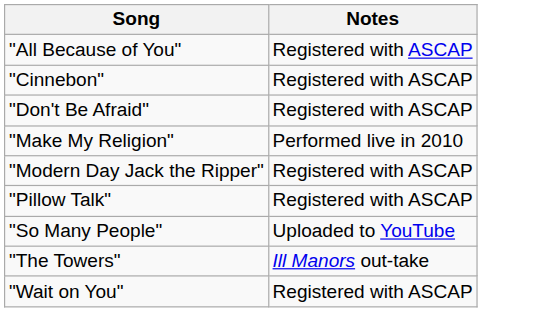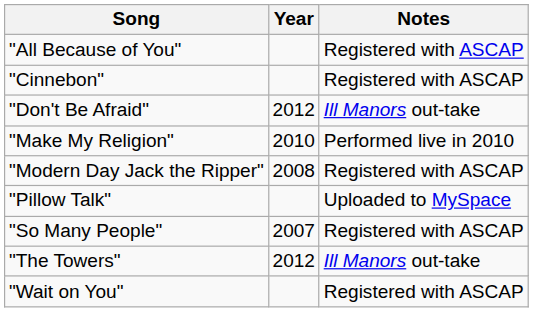+ column: (294, 19)
(373, 110) Registered with ASCAP -> (402, 110) Ill Manors out-take
(373, 200) Registered with ASCAP -> (417, 200) Uploaded to MySpace
(364, 230) Uploaded to YouTube -> (424, 230) Registered with ASCAP
